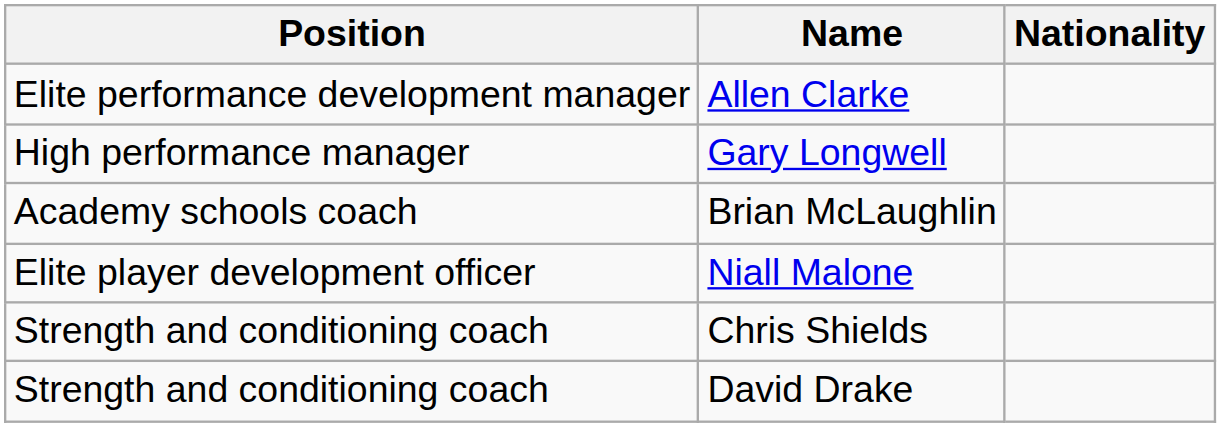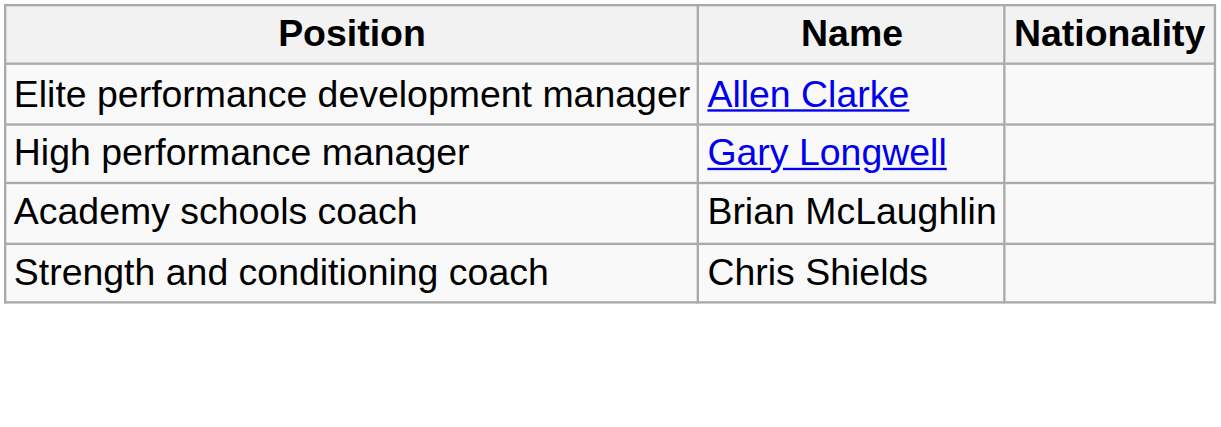- row: (810, 271)
- row: (810, 390)
